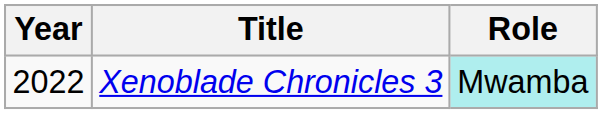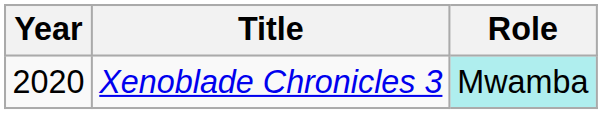(48, 81) 2022 -> (48, 81) 2020
